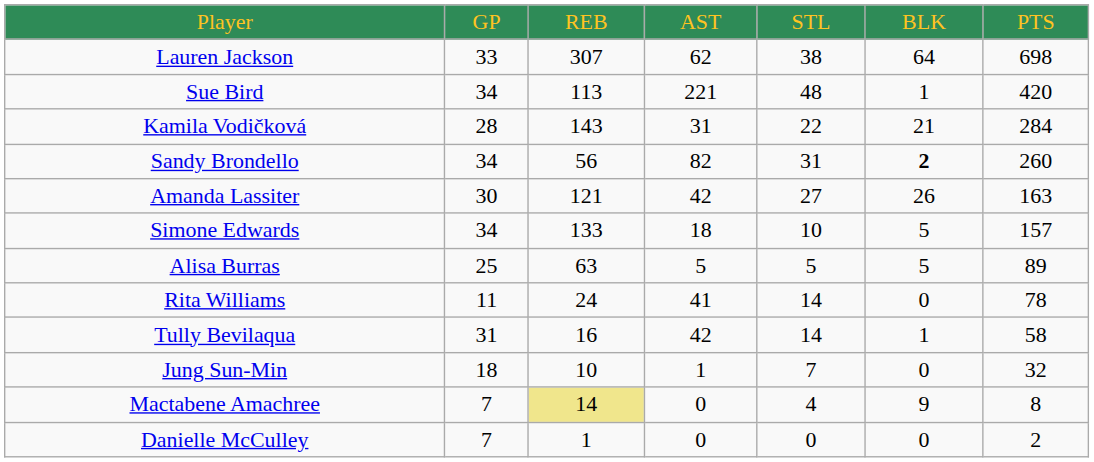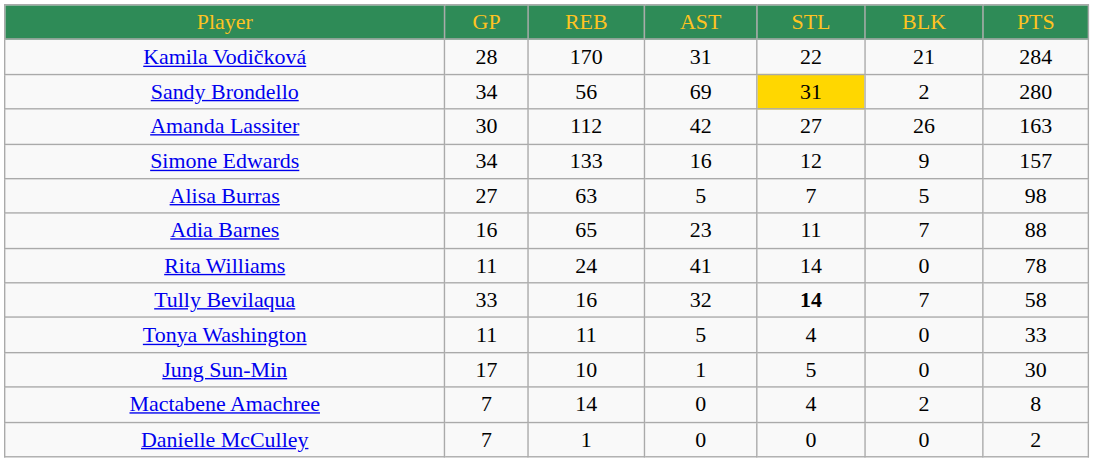- row: (225, 56)
- row: (225, 91)
(586, 126) 143 -> (586, 56) 170
(701, 160) 82 -> (701, 91) 69
(811, 160) no background -> (811, 91) gold background
(924, 160) bold -> (924, 91) normal
(1036, 160) 260 -> (1036, 91) 280
(586, 195) 121 -> (586, 126) 112
(701, 230) 18 -> (701, 160) 16
(811, 230) 10 -> (811, 160) 12
(924, 230) 5 -> (924, 160) 9
(487, 265) 25 -> (487, 195) 27
(811, 265) 5 -> (811, 195) 7
(1036, 265) 89 -> (1036, 195) 98
+ row: (225, 230)
(487, 334) 31 -> (487, 299) 33
(701, 334) 42 -> (701, 299) 32
(811, 334) normal -> (811, 299) bold
(924, 334) 1 -> (924, 299) 7
+ row: (225, 334)
(487, 369) 18 -> (487, 369) 17
(811, 369) 7 -> (811, 369) 5
(1036, 369) 32 -> (1036, 369) 30
(586, 404) khaki background -> (586, 404) no background
(924, 404) 9 -> (924, 404) 2
